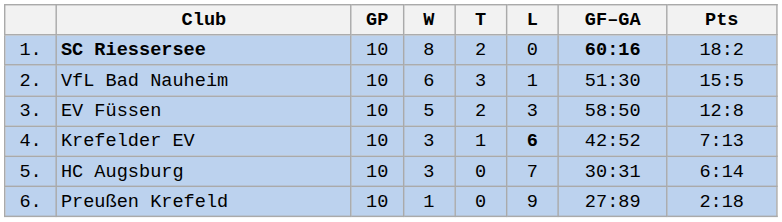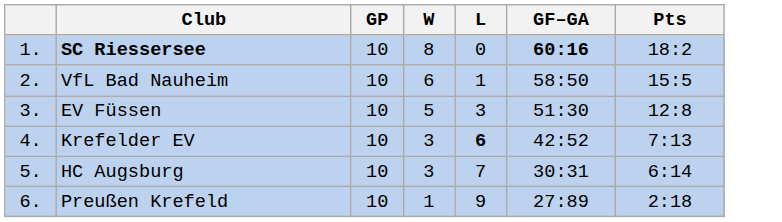- column: (481, 20)
(613, 80) 51:30 -> (561, 80) 58:50
(613, 111) 58:50 -> (561, 111) 51:30
